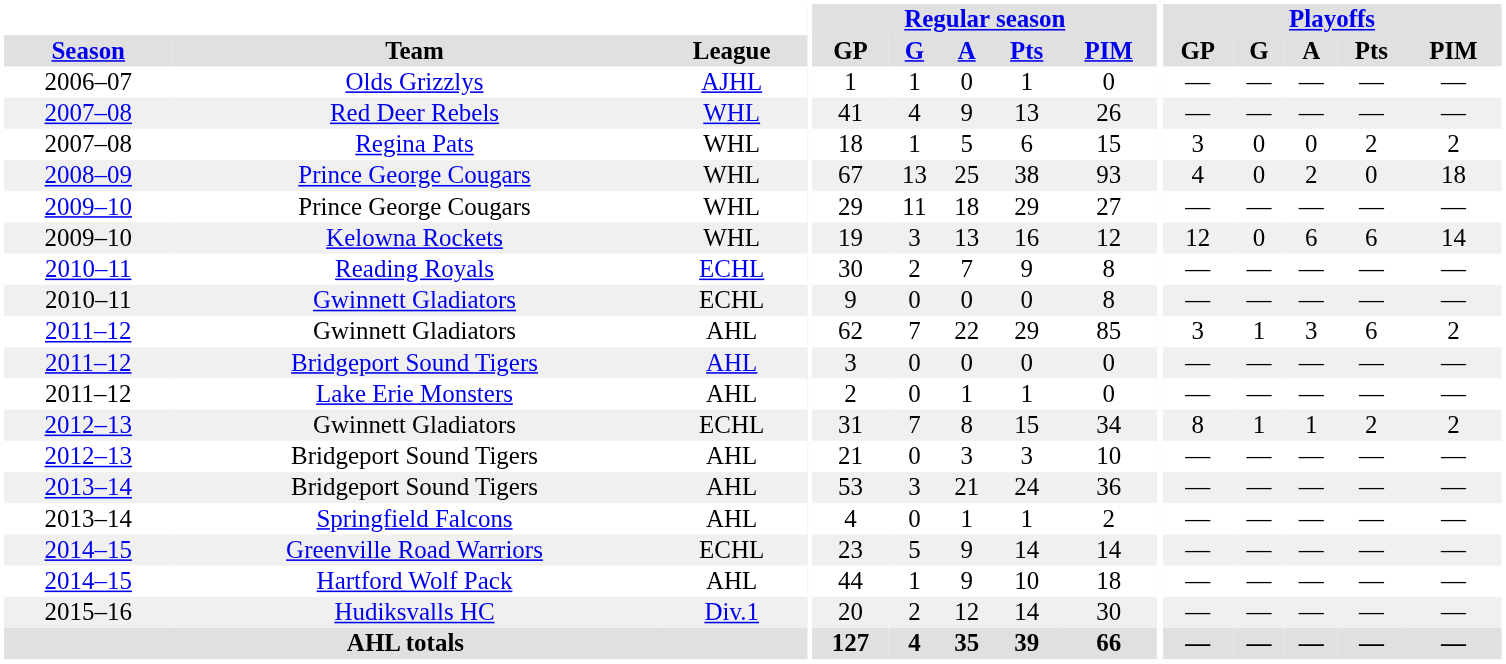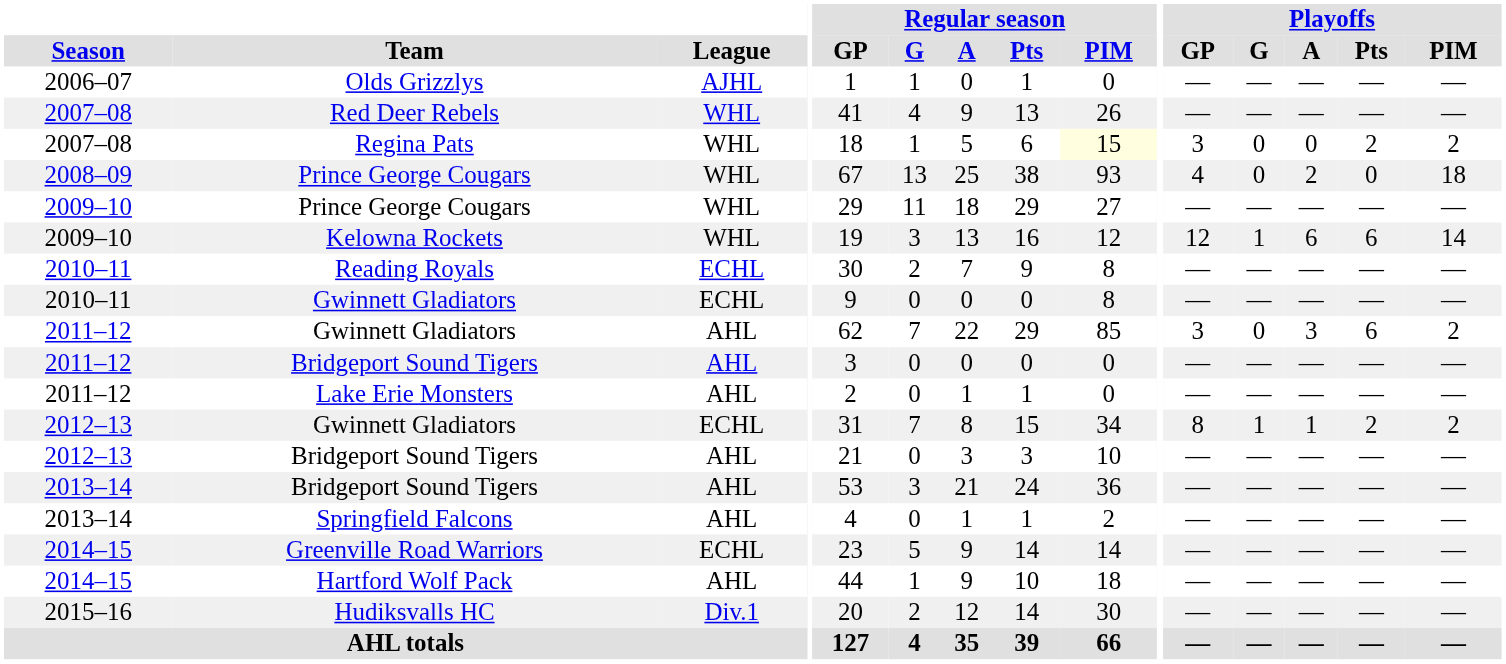(1109, 144) no background -> (1109, 144) lightyellow background
(1259, 237) 0 -> (1259, 237) 1
(1259, 331) 1 -> (1259, 331) 0
